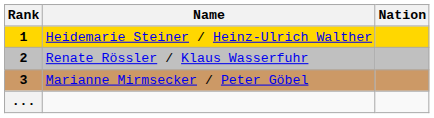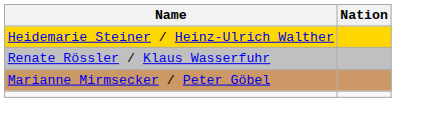- column: (24, 15)
